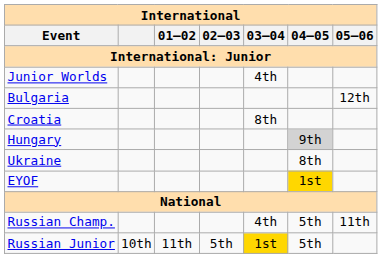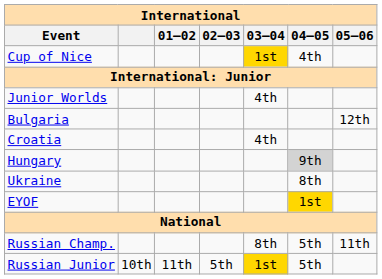+ row: (50, 56)
(266, 119) 8th -> (266, 139) 4th
(266, 223) 4th -> (266, 243) 8th
